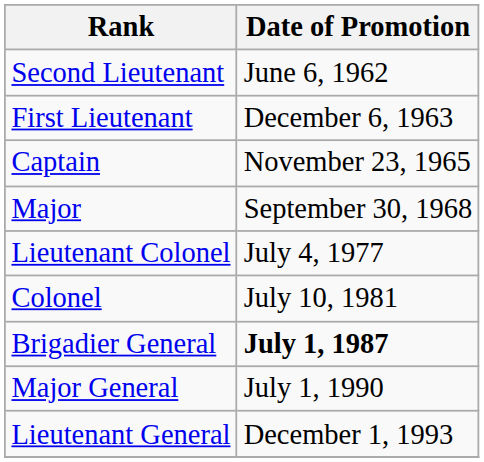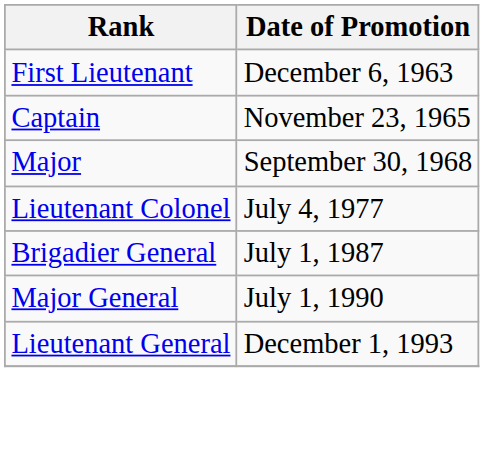- row: (118, 72)
- row: (57, 298)
(316, 343) bold -> (314, 252) normal
